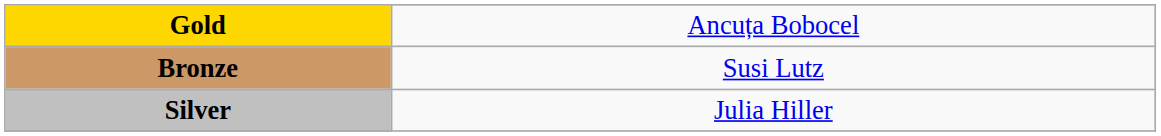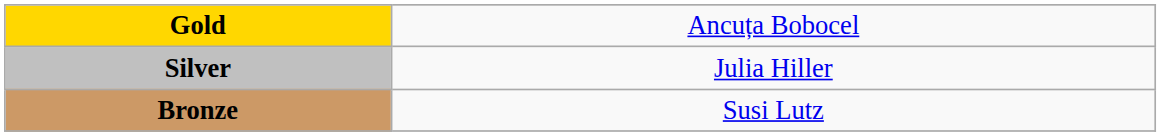rows swapped: (198, 109) <-> (198, 67)
